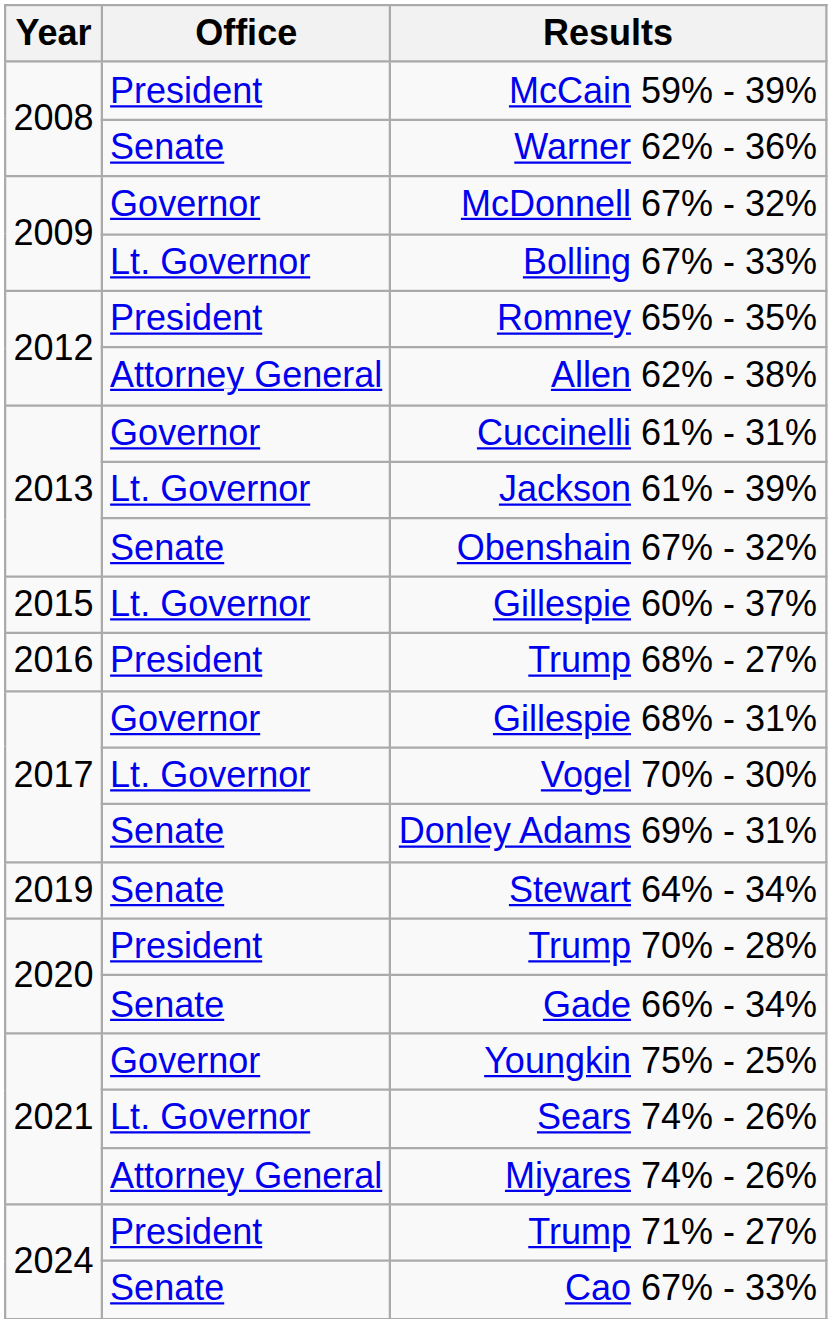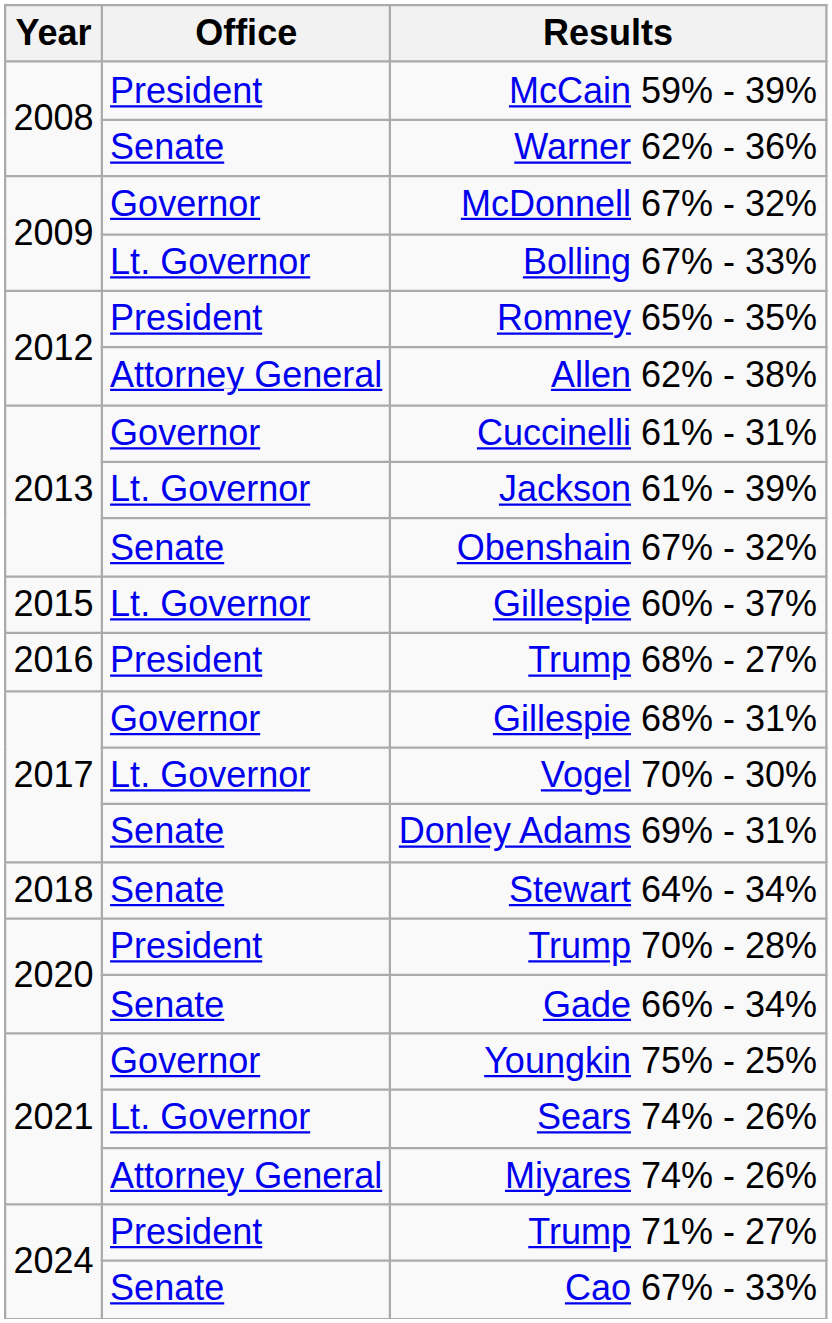(53, 889) 2019 -> (53, 889) 2018
